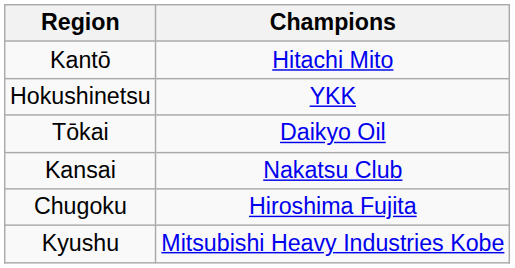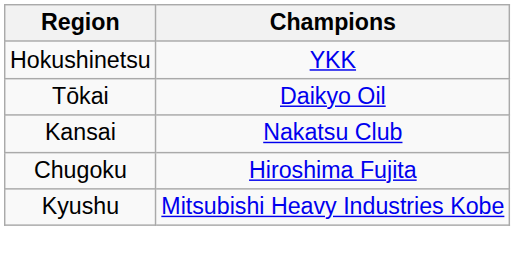- row: (80, 59)
